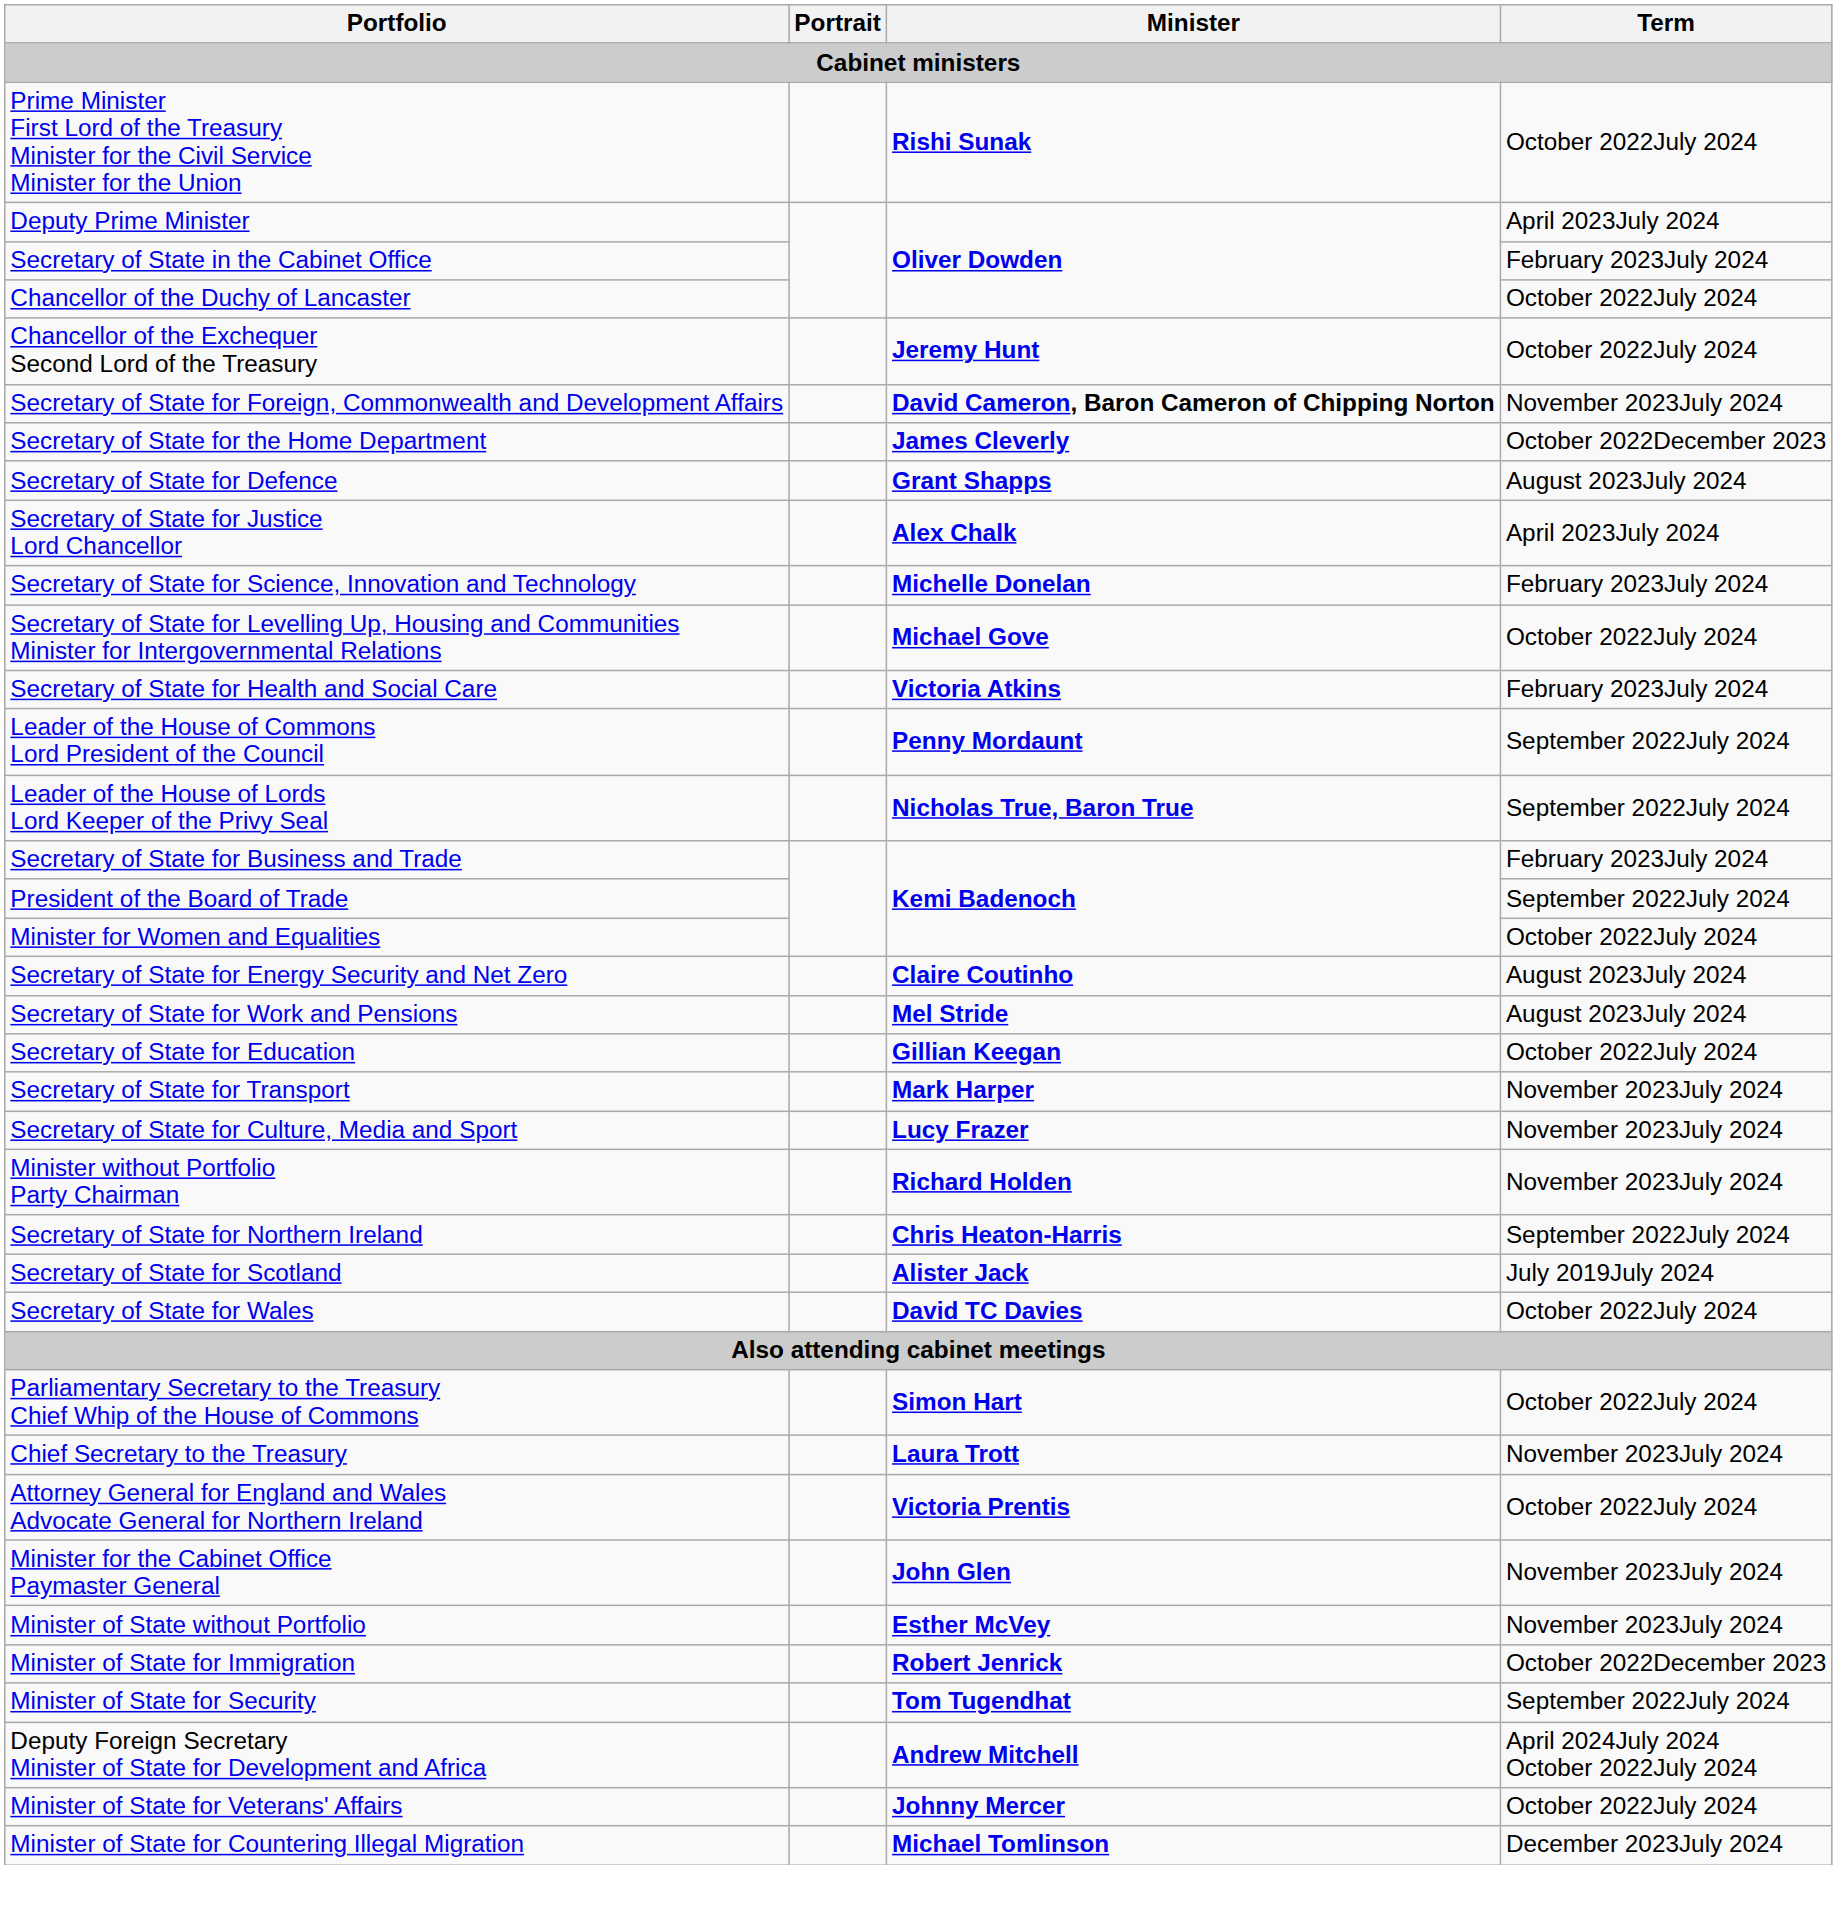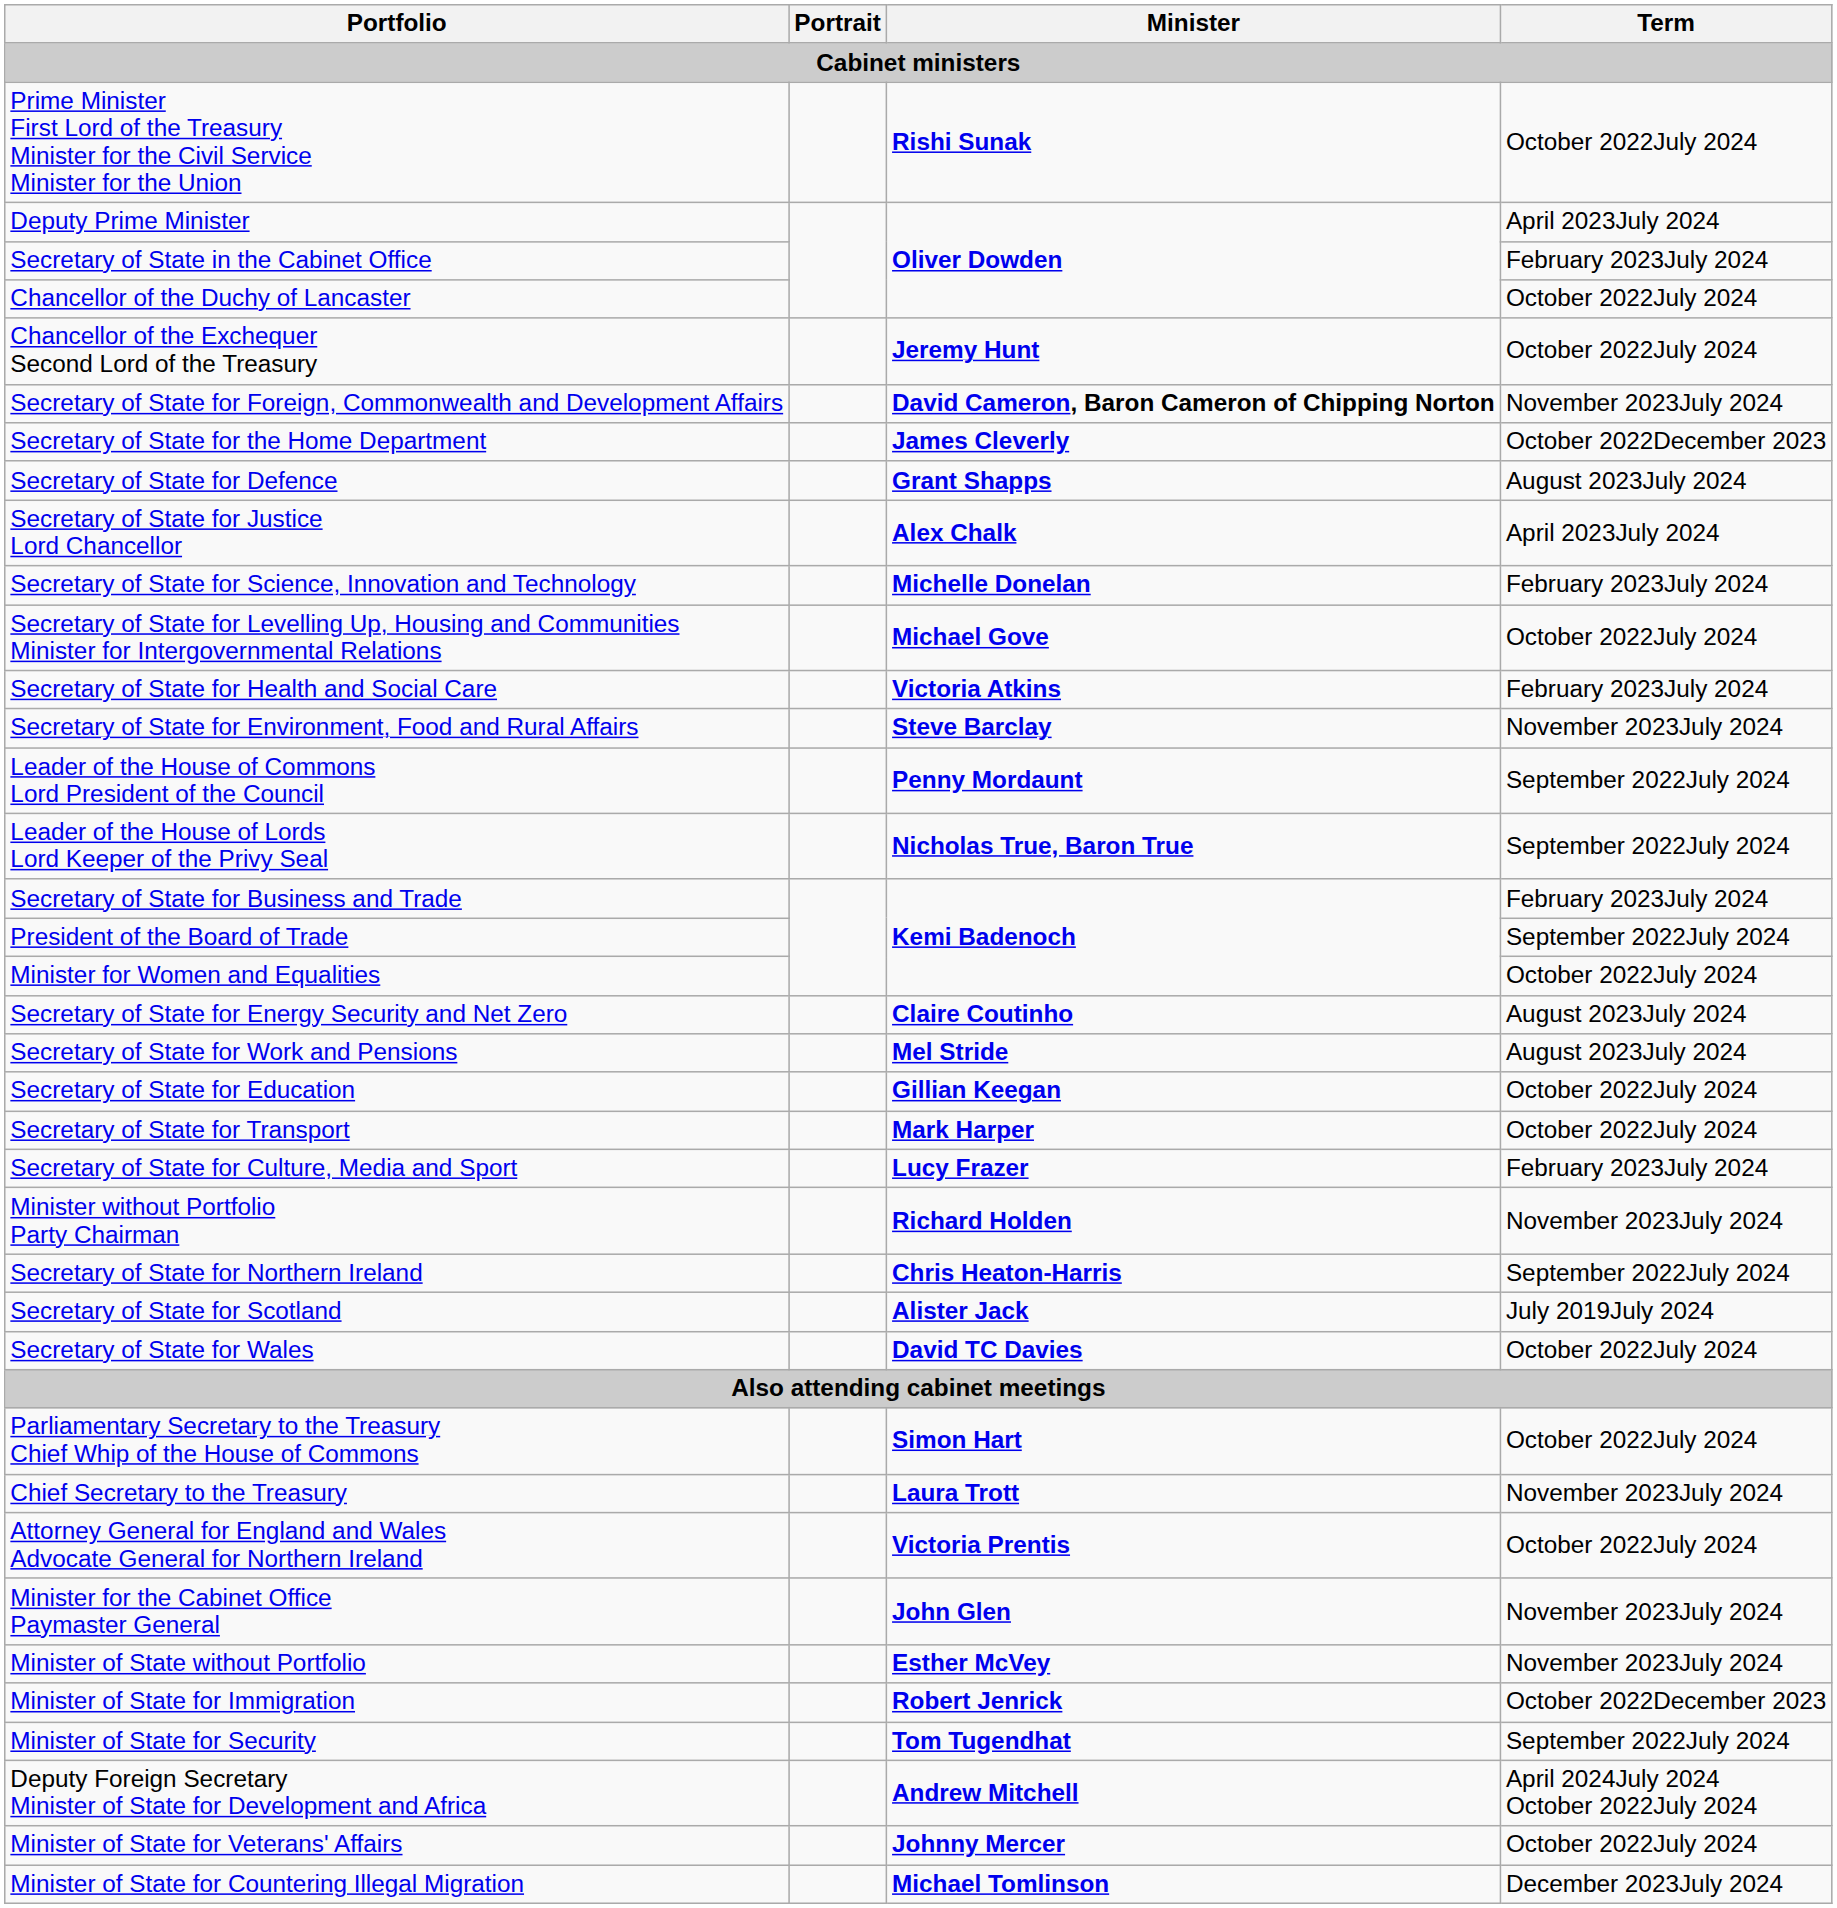+ row: (324, 727)
(1644, 1091) November 2023July 2024 -> (1632, 1129) October 2022July 2024
(1644, 1129) November 2023July 2024 -> (1637, 1168) February 2023July 2024
